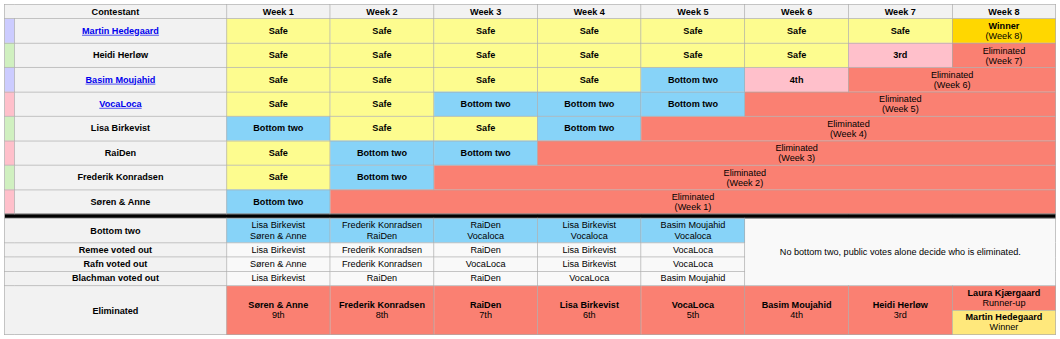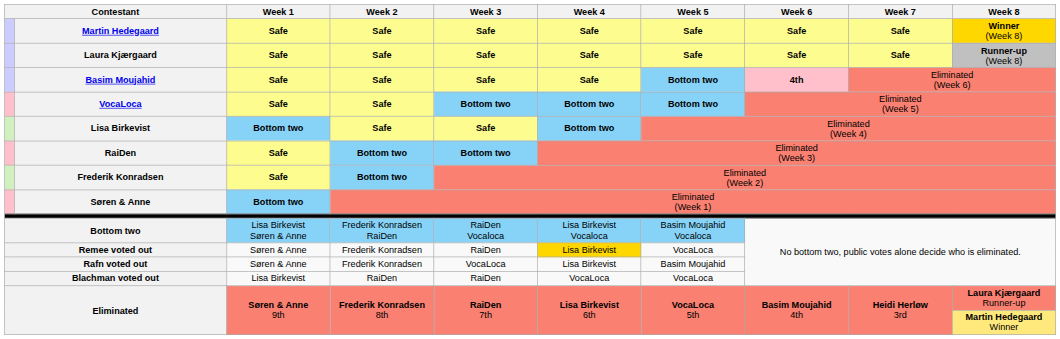+ row: (120, 55)
- row: (120, 55)
(278, 250) Lisa Birkevist -> (278, 250) Søren & Anne
(589, 250) no background -> (589, 250) gold background
(693, 264) VocaLoca -> (693, 264) Basim Moujahid
(693, 278) Basim Moujahid -> (693, 278) VocaLoca
